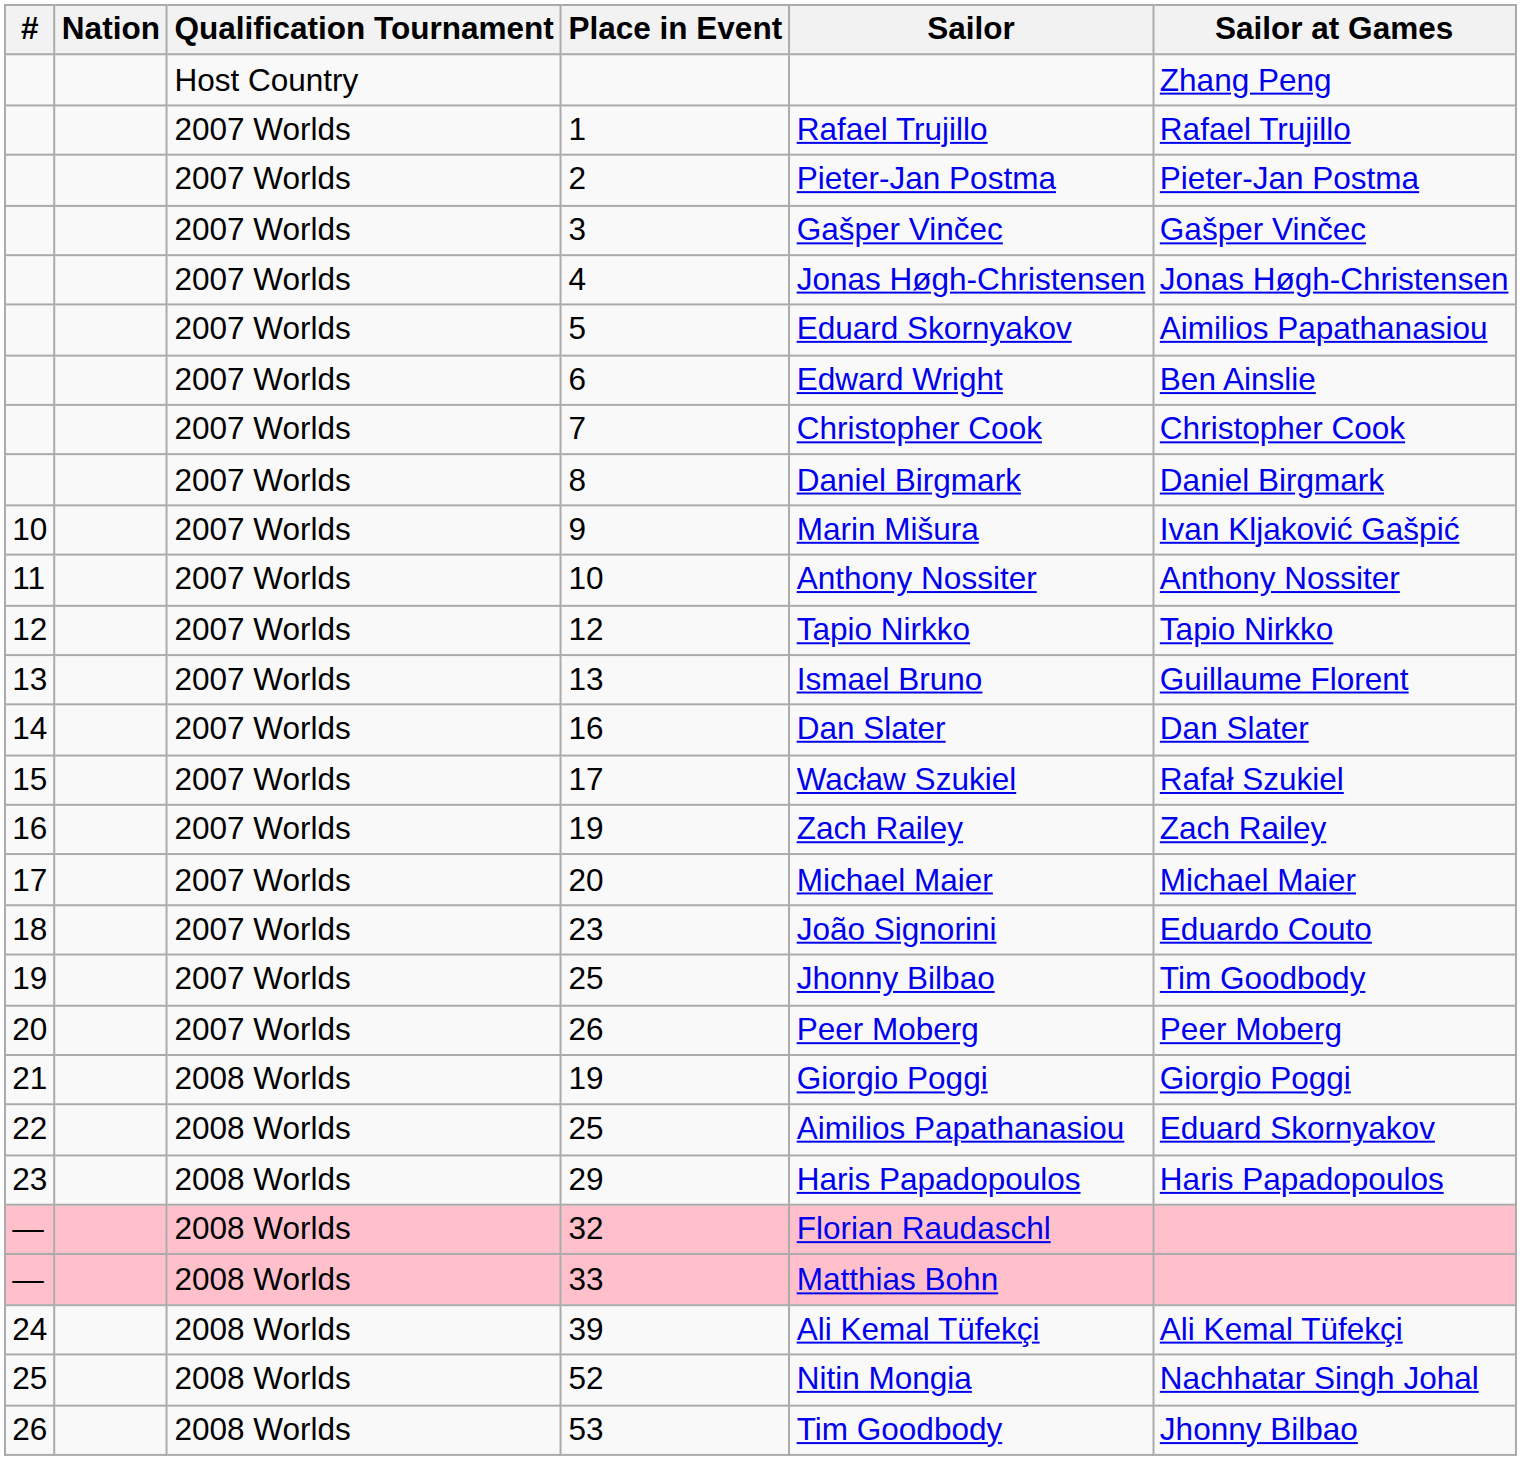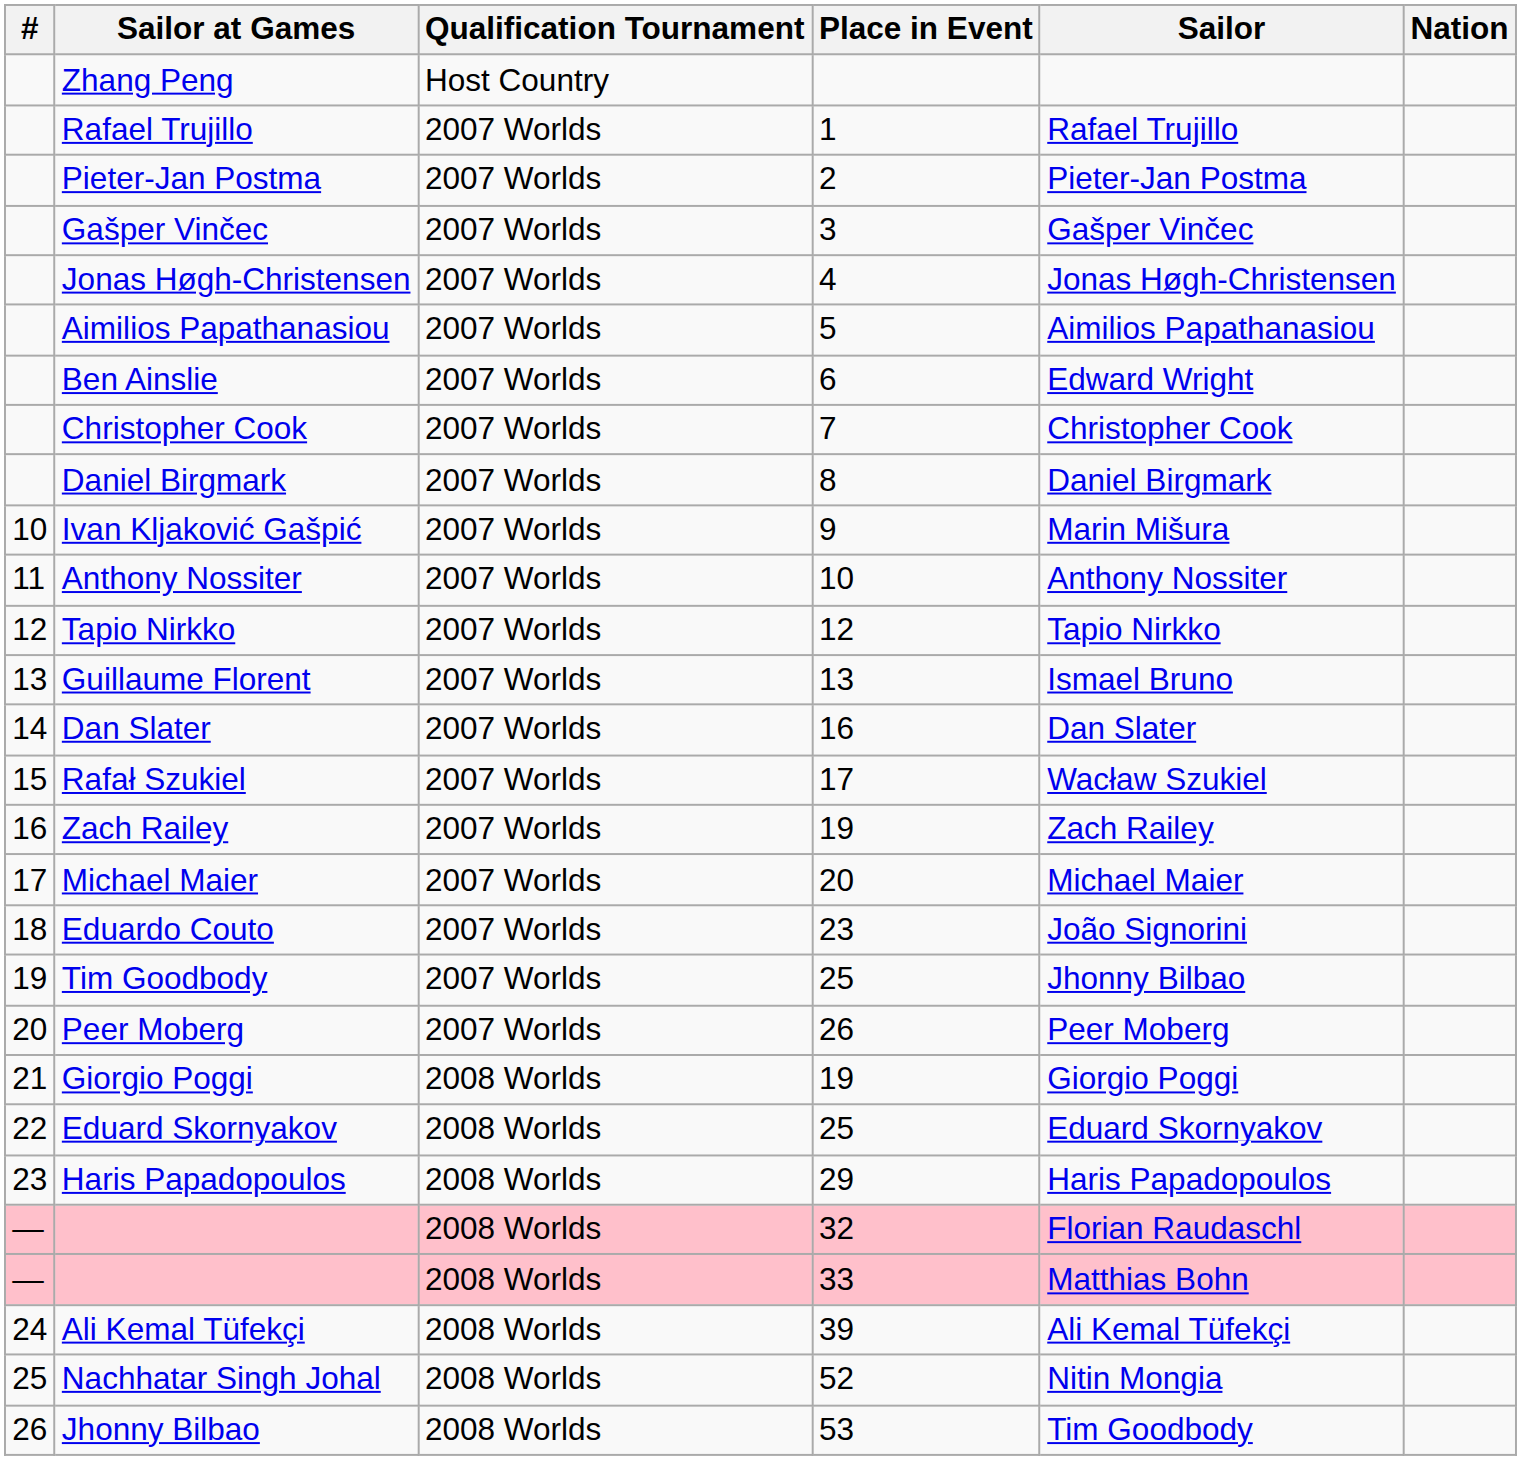columns swapped: (111, 29) <-> (1334, 29)
(934, 329) Eduard Skornyakov -> (1211, 329) Aimilios Papathanasiou
(961, 1129) Aimilios Papathanasiou -> (1185, 1129) Eduard Skornyakov
